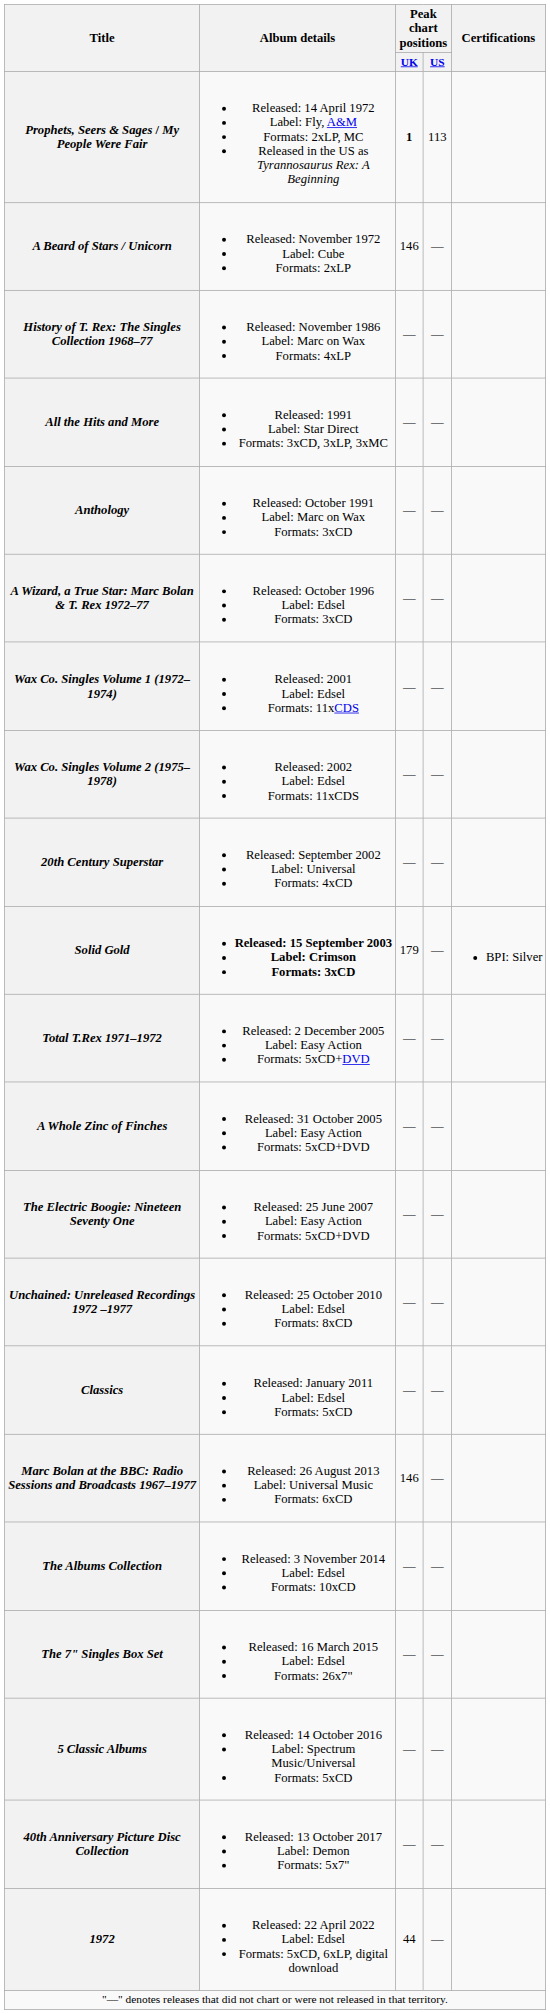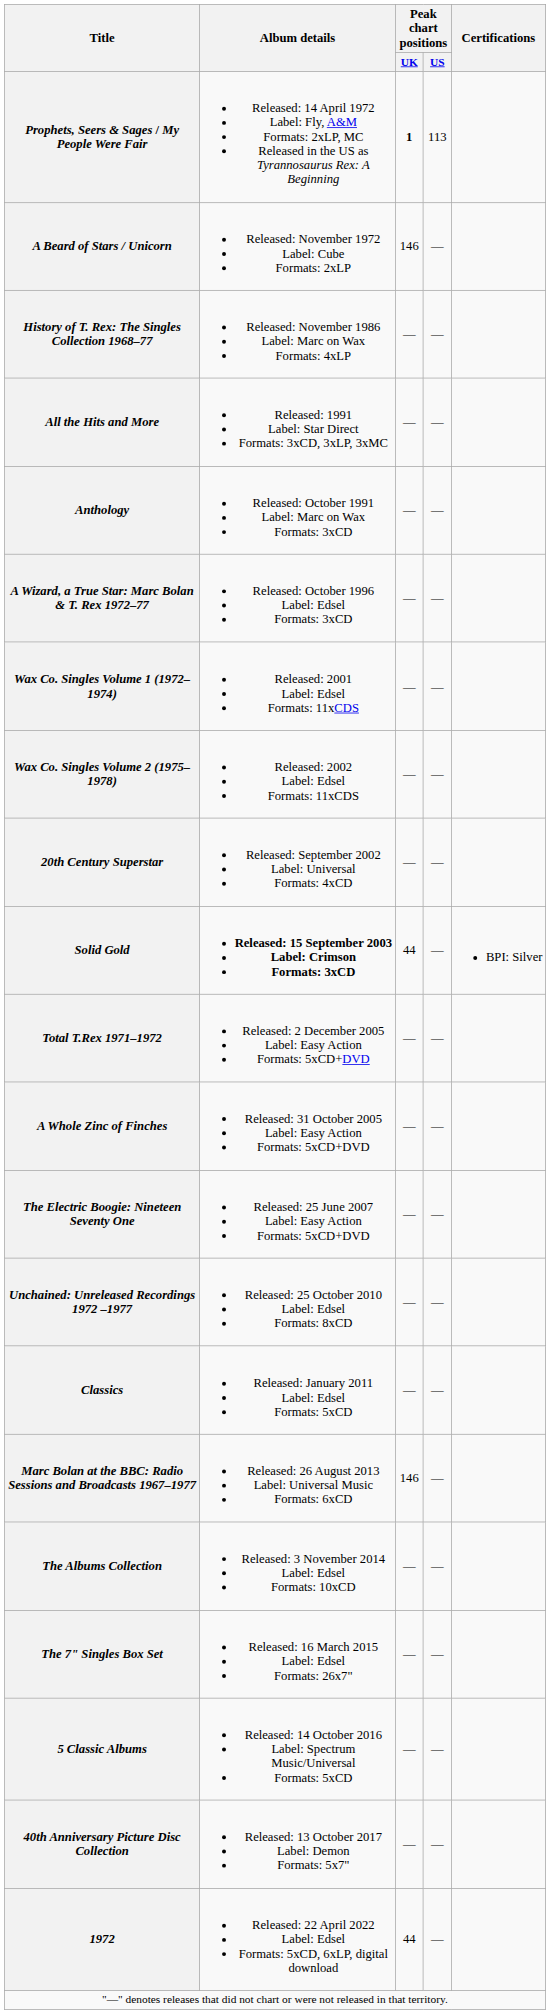(409, 950) 179 -> (409, 950) 44
